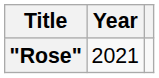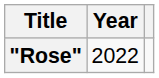(115, 55) 2021 -> (115, 55) 2022
